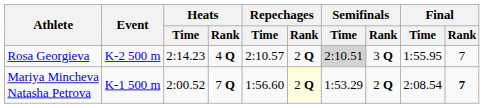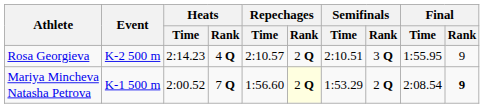(344, 56) lightgrey background -> (344, 56) no background
(462, 56) 7 -> (462, 56) 9
(462, 85) 7 -> (462, 85) 9
